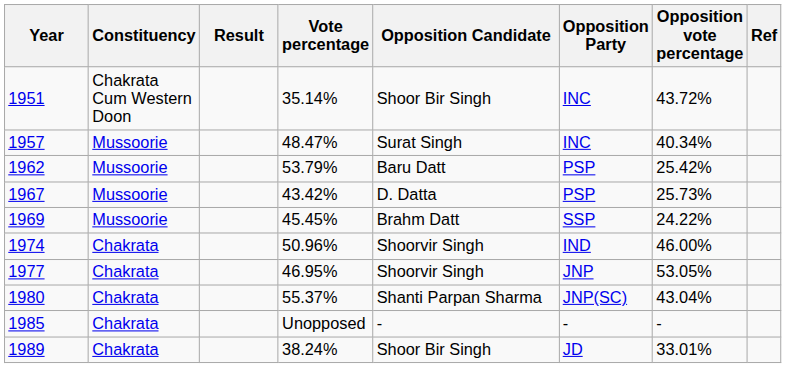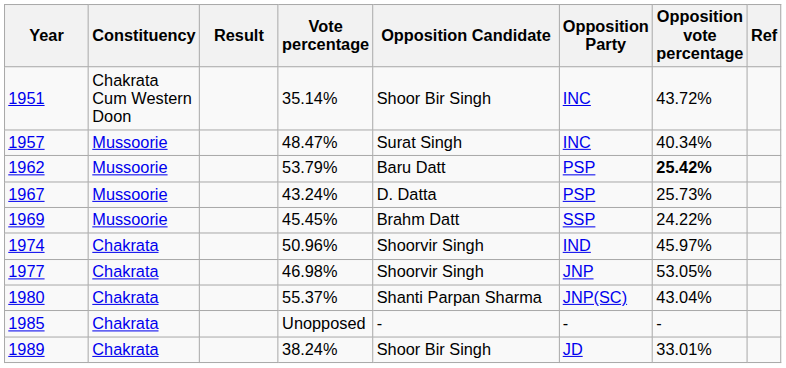(684, 168) normal -> (684, 168) bold
(310, 194) 43.42% -> (310, 194) 43.24%
(684, 246) 46.00% -> (684, 246) 45.97%
(310, 272) 46.95% -> (310, 272) 46.98%
